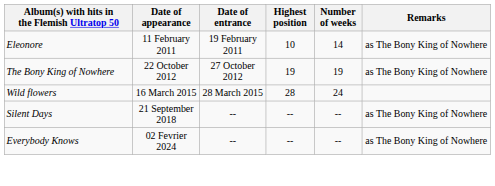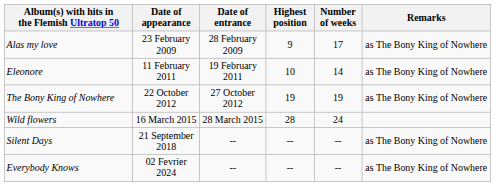+ row: (32, 44)
